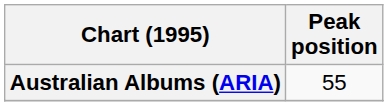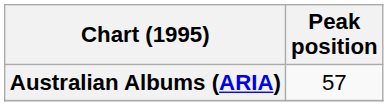(334, 82) 55 -> (334, 82) 57
